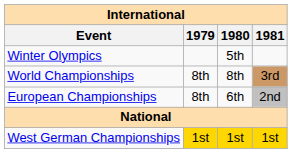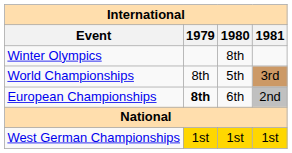(235, 55) 5th -> (235, 55) 8th
(235, 76) 8th -> (235, 76) 5th
(200, 96) normal -> (200, 96) bold
